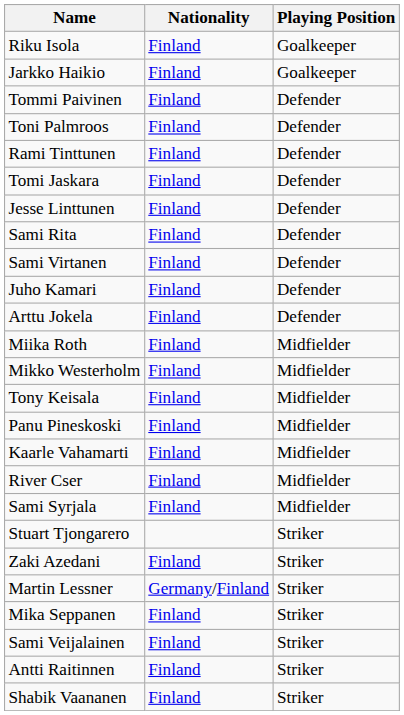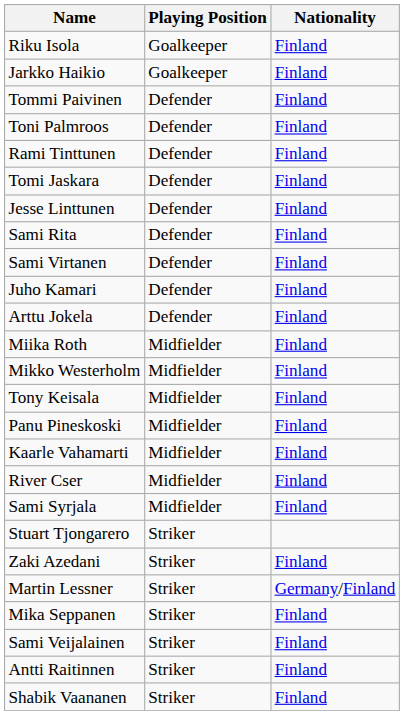columns swapped: (336, 18) <-> (209, 18)
